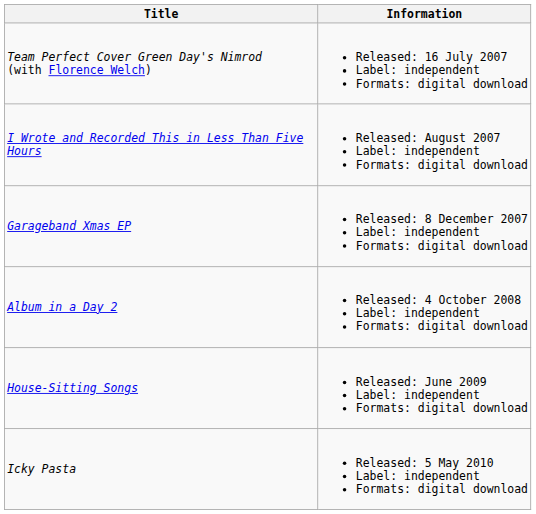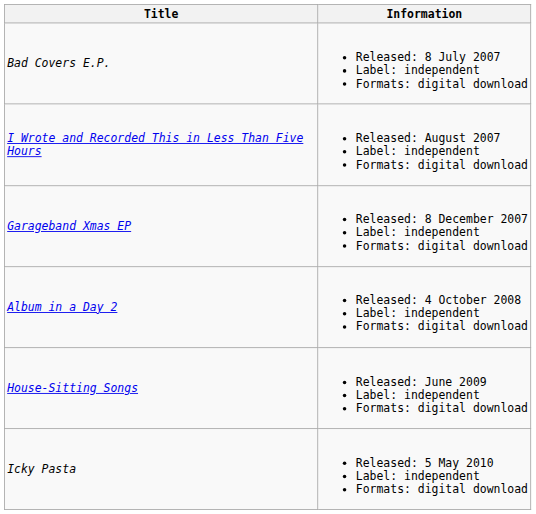+ row: (59, 64)
- row: (135, 64)
